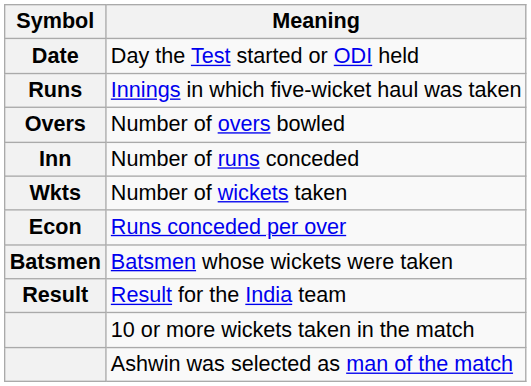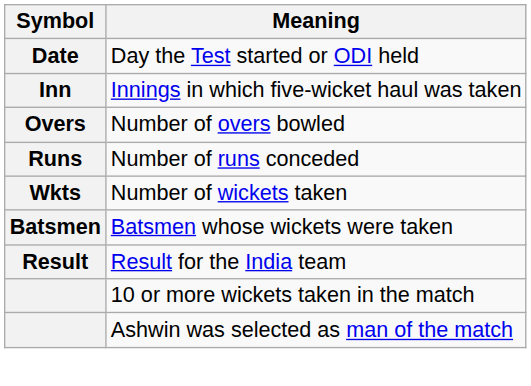(55, 90) Runs -> (55, 90) Inn
(55, 158) Inn -> (55, 158) Runs
- row: (229, 227)
